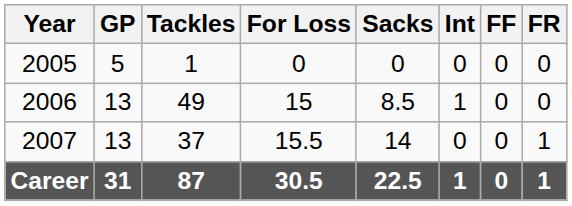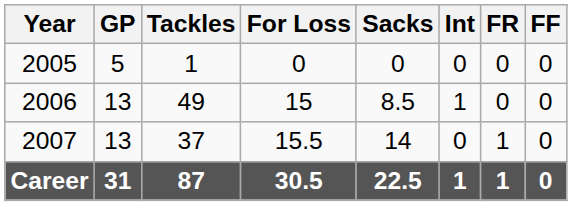columns swapped: (501, 24) <-> (544, 24)
